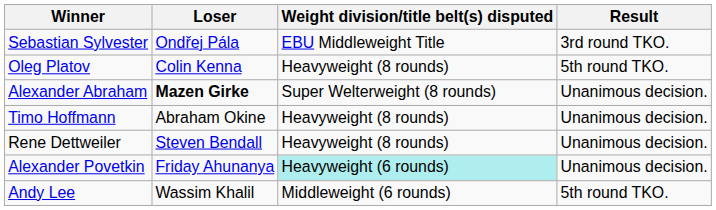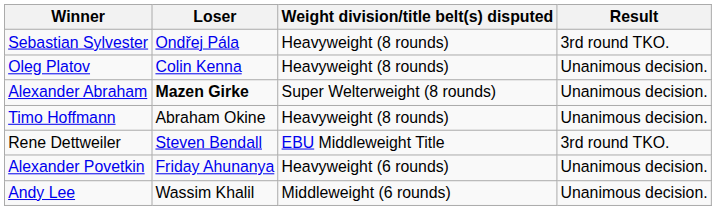(363, 42) EBU Middleweight Title -> (365, 42) Heavyweight (8 rounds)
(615, 67) 5th round TKO. -> (634, 67) Unanimous decision.
(365, 142) Heavyweight (8 rounds) -> (363, 142) EBU Middleweight Title
(634, 142) Unanimous decision. -> (615, 142) 3rd round TKO.
(365, 167) paleturquoise background -> (365, 167) no background
(615, 192) 5th round TKO. -> (634, 192) Unanimous decision.
